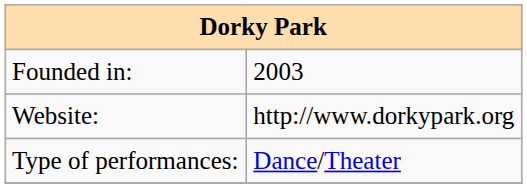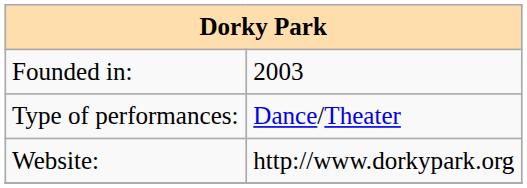rows swapped: (125, 160) <-> (56, 115)
